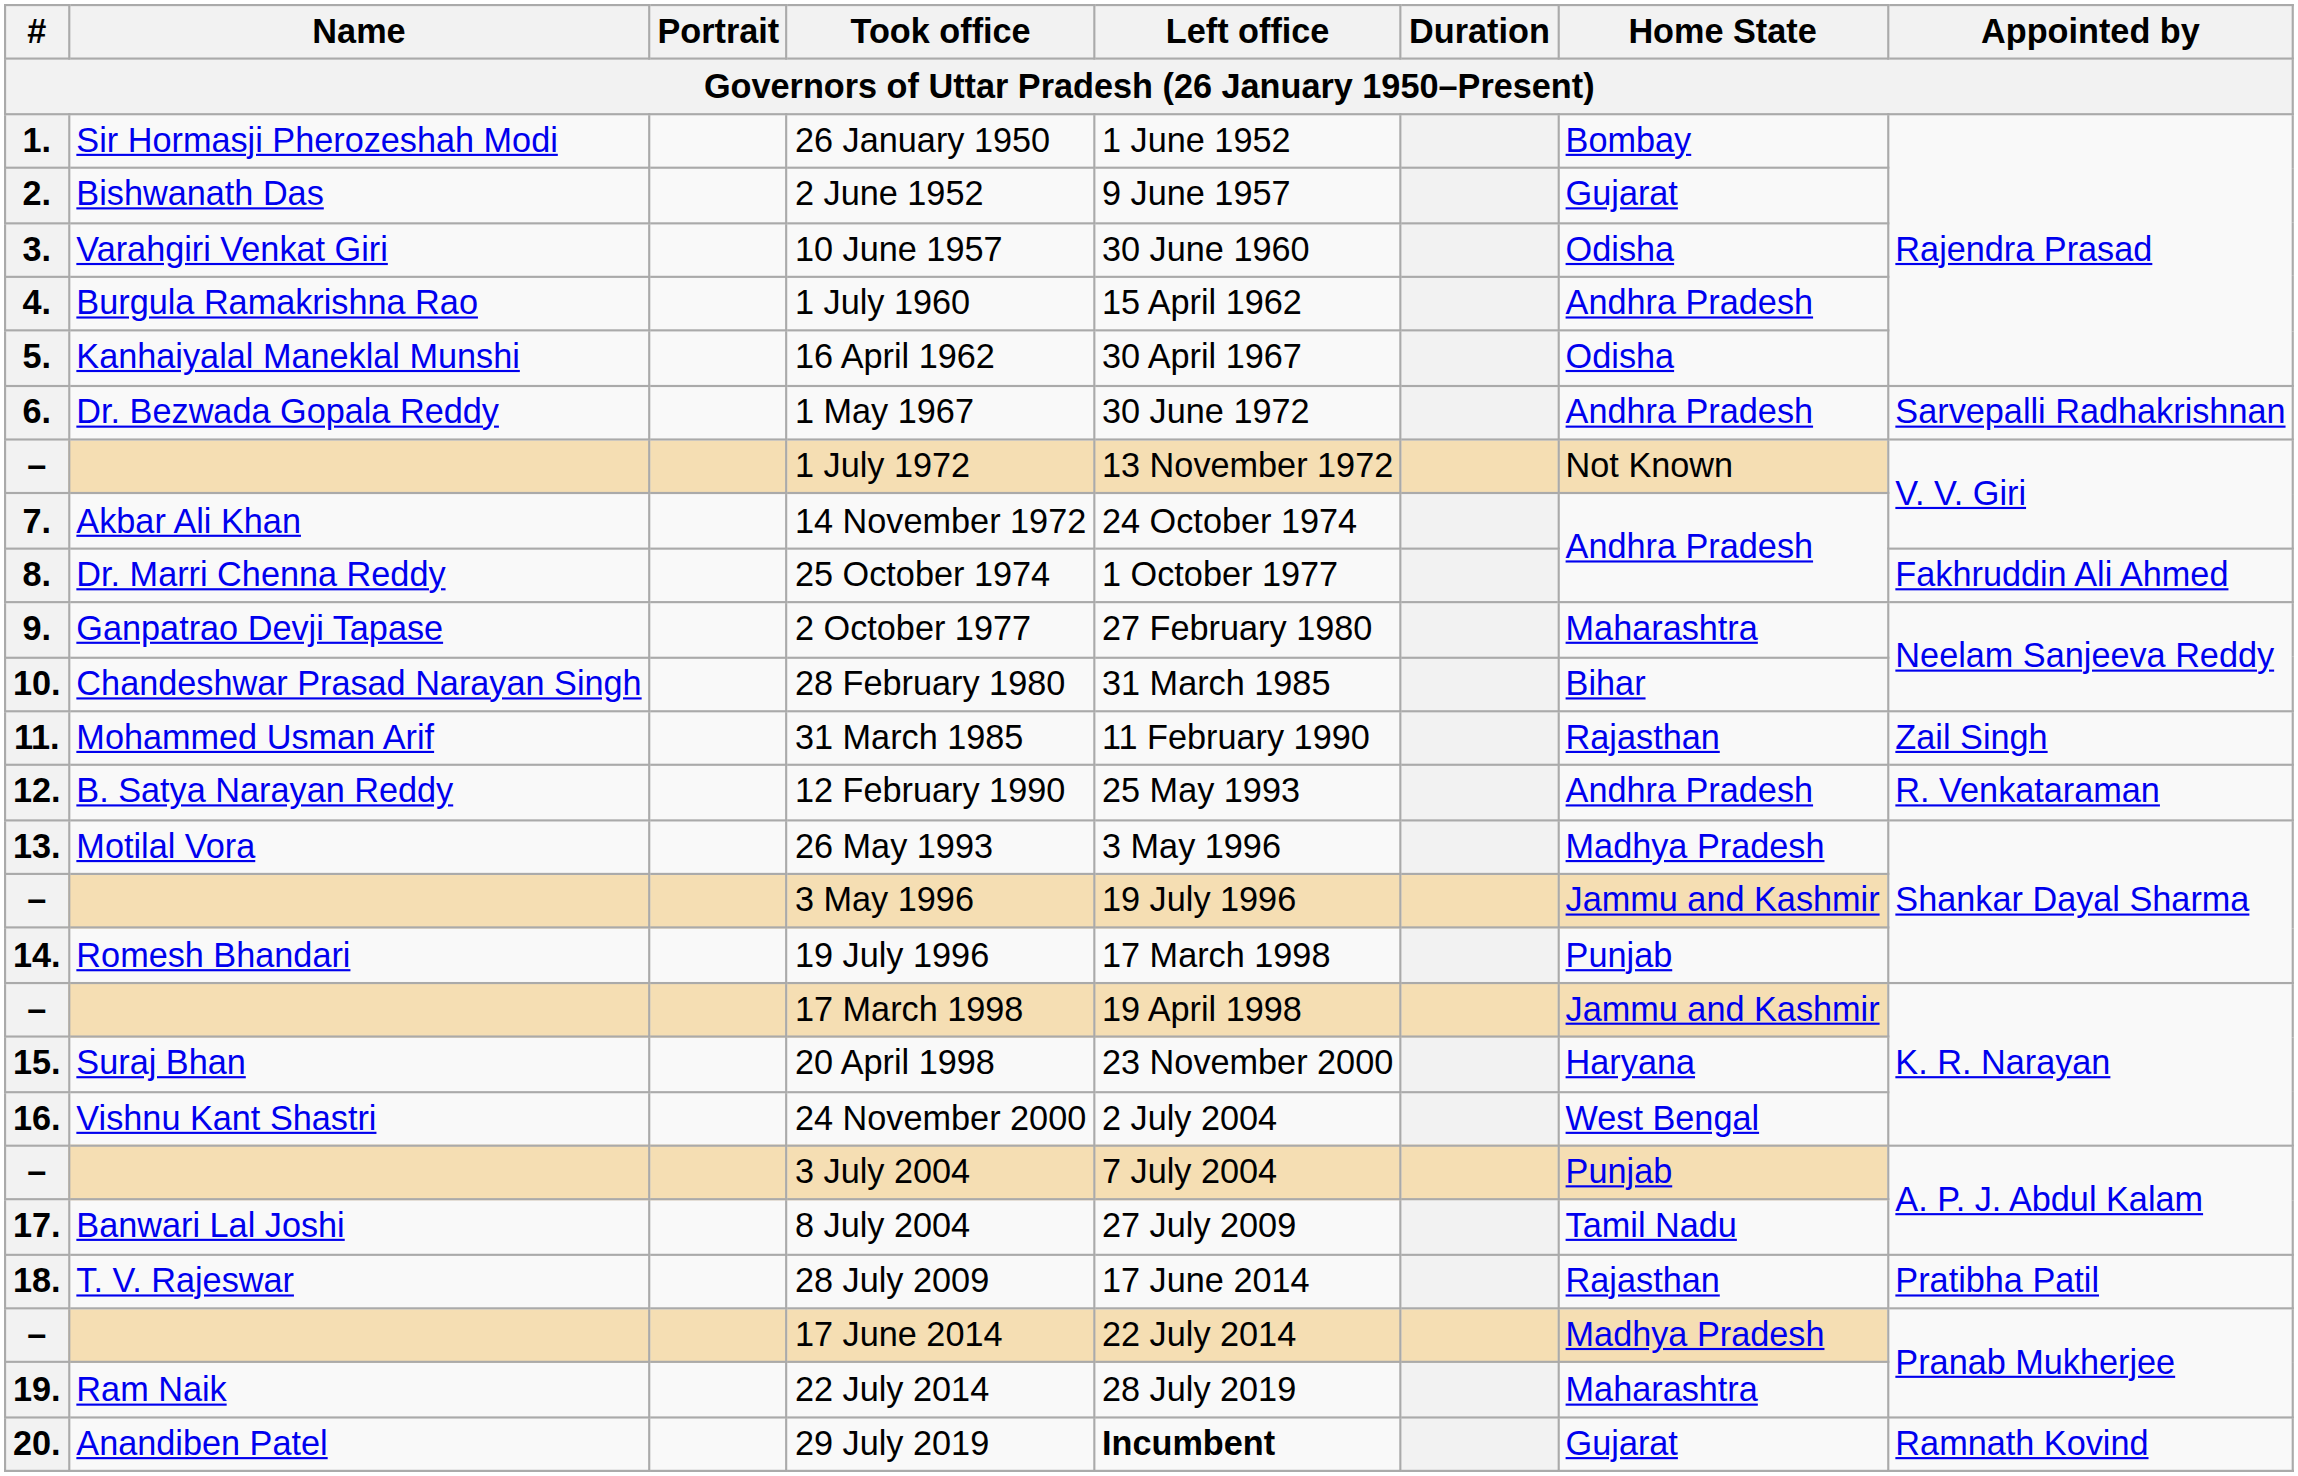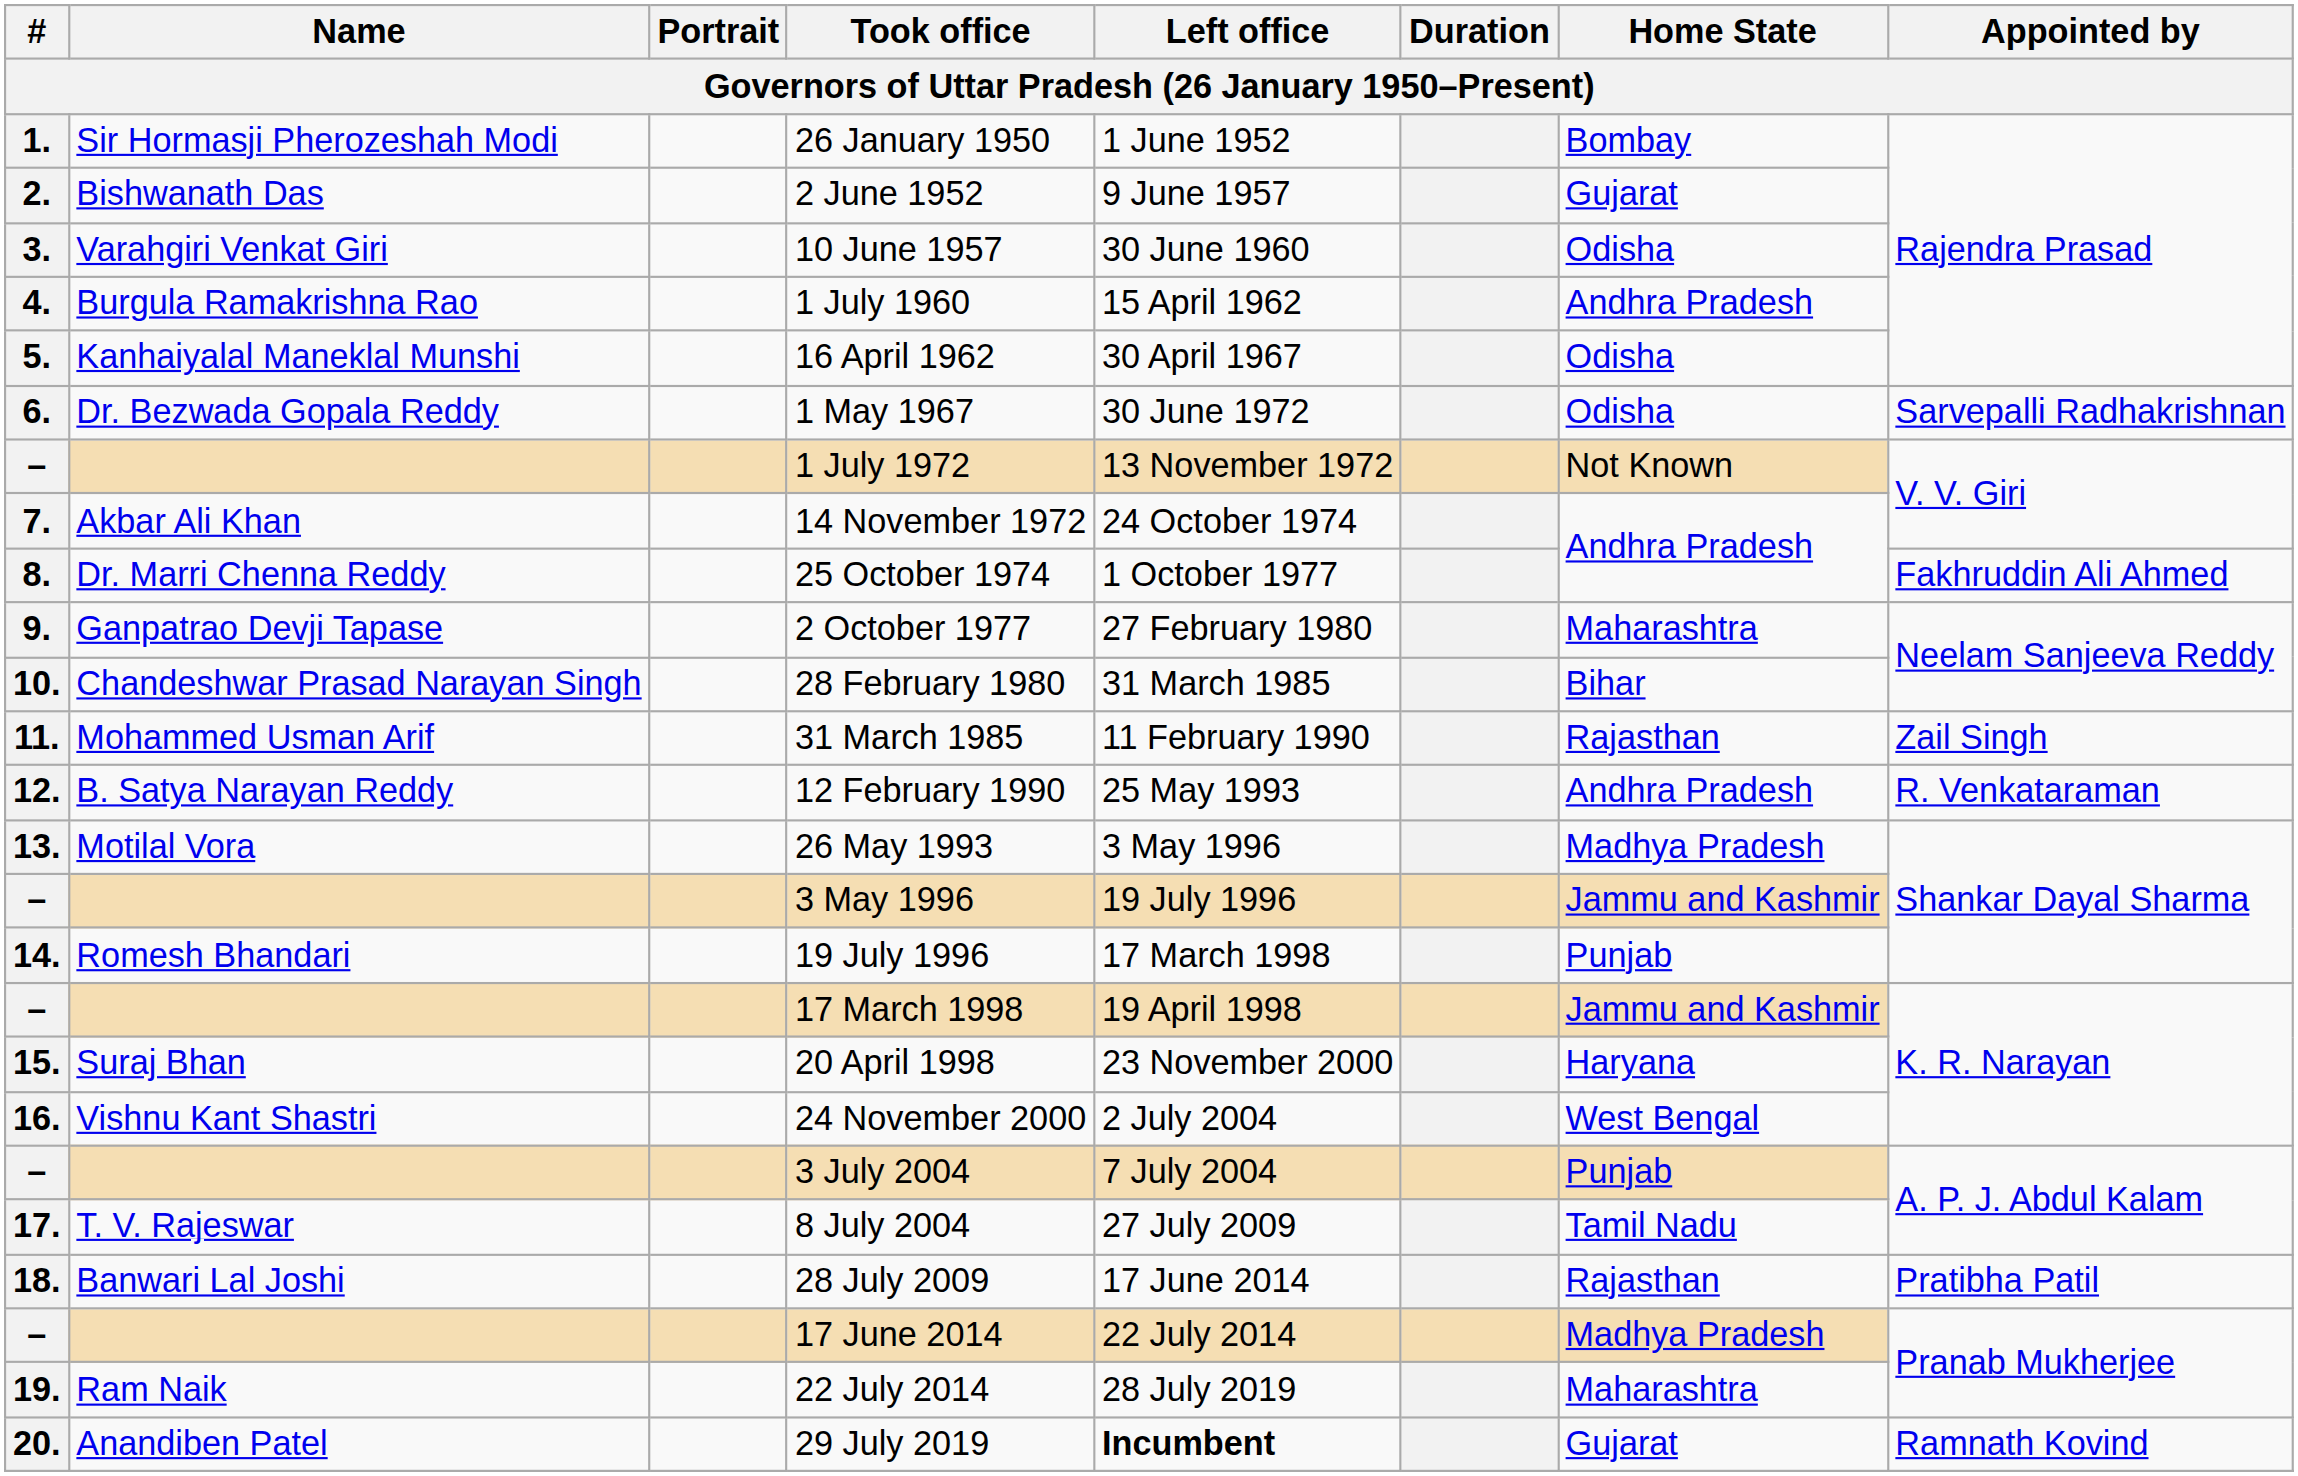(1689, 411) Andhra Pradesh -> (1620, 411) Odisha
(211, 1226) Banwari Lal Joshi -> (185, 1226) T. V. Rajeswar
(185, 1280) T. V. Rajeswar -> (211, 1280) Banwari Lal Joshi
